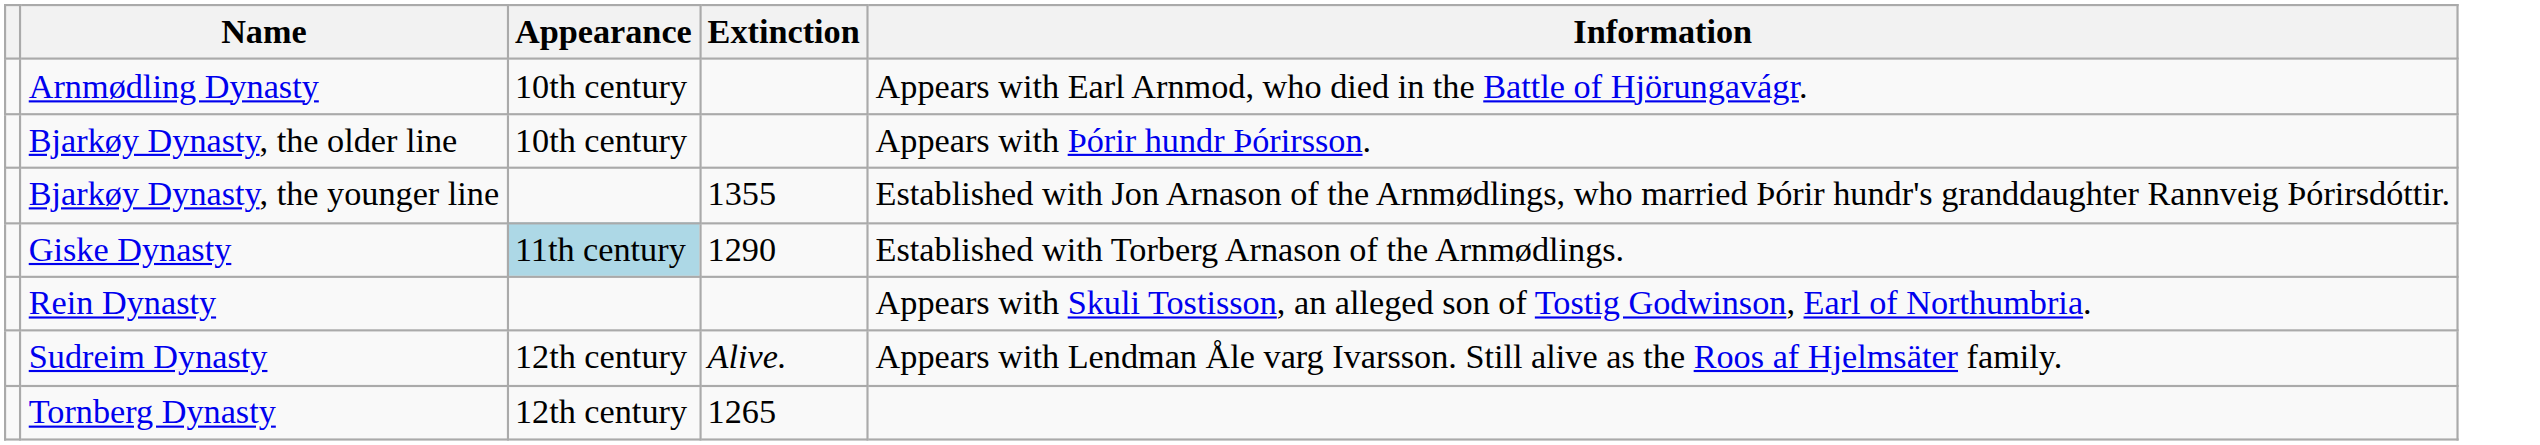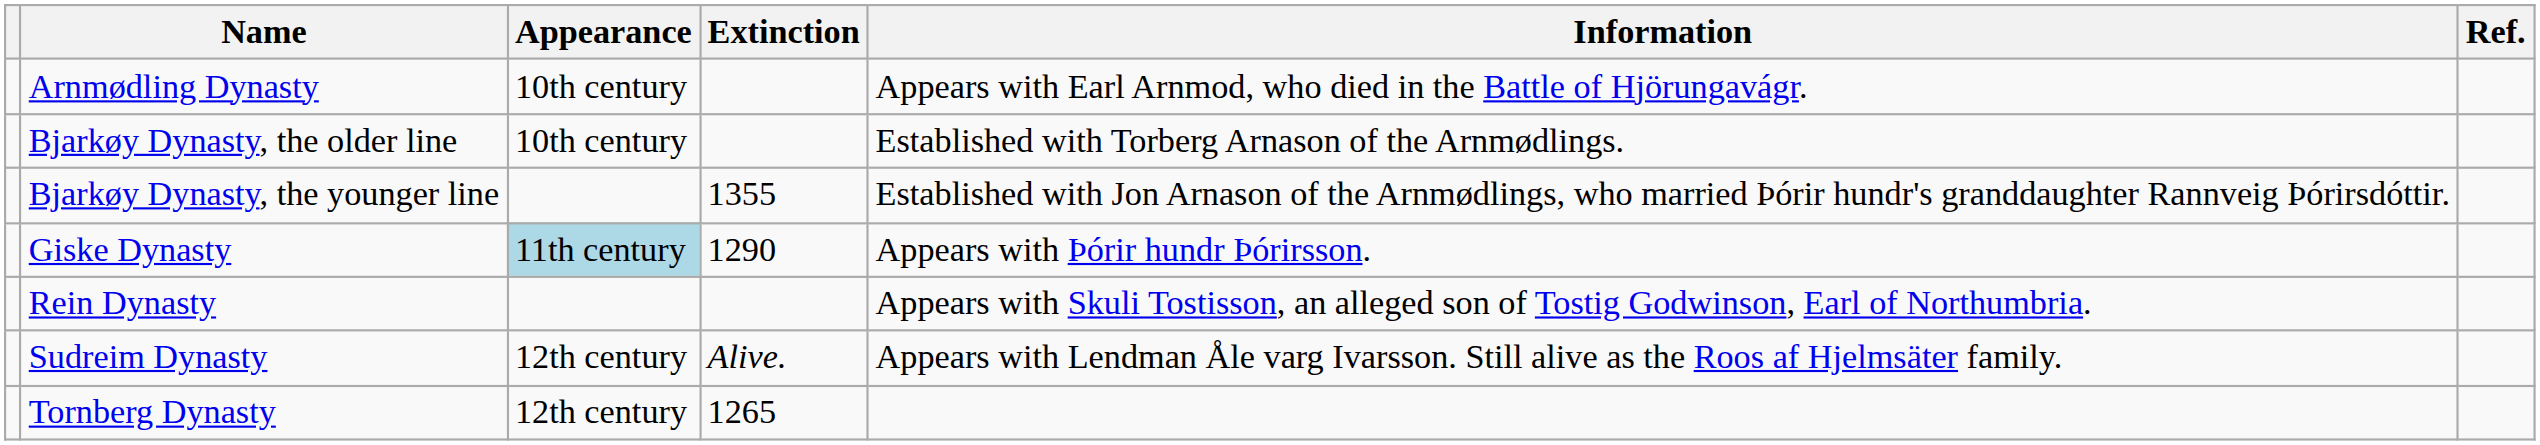+ column: (2496, 31)
(1123, 140) Appears with Þórir hundr Þórirsson. -> (1250, 140) Established with Torberg Arnason of the Arnmødlings.
(1250, 248) Established with Torberg Arnason of the Arnmødlings. -> (1123, 248) Appears with Þórir hundr Þórirsson.
